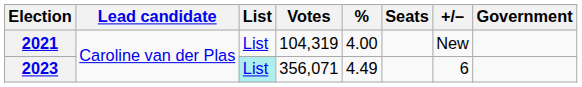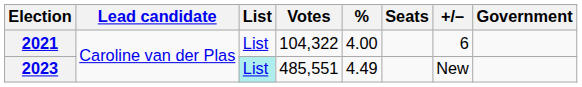(309, 43) 104,319 -> (309, 43) 104,322
(453, 43) New -> (464, 43) 6
(309, 69) 356,071 -> (309, 69) 485,551
(464, 69) 6 -> (453, 69) New
